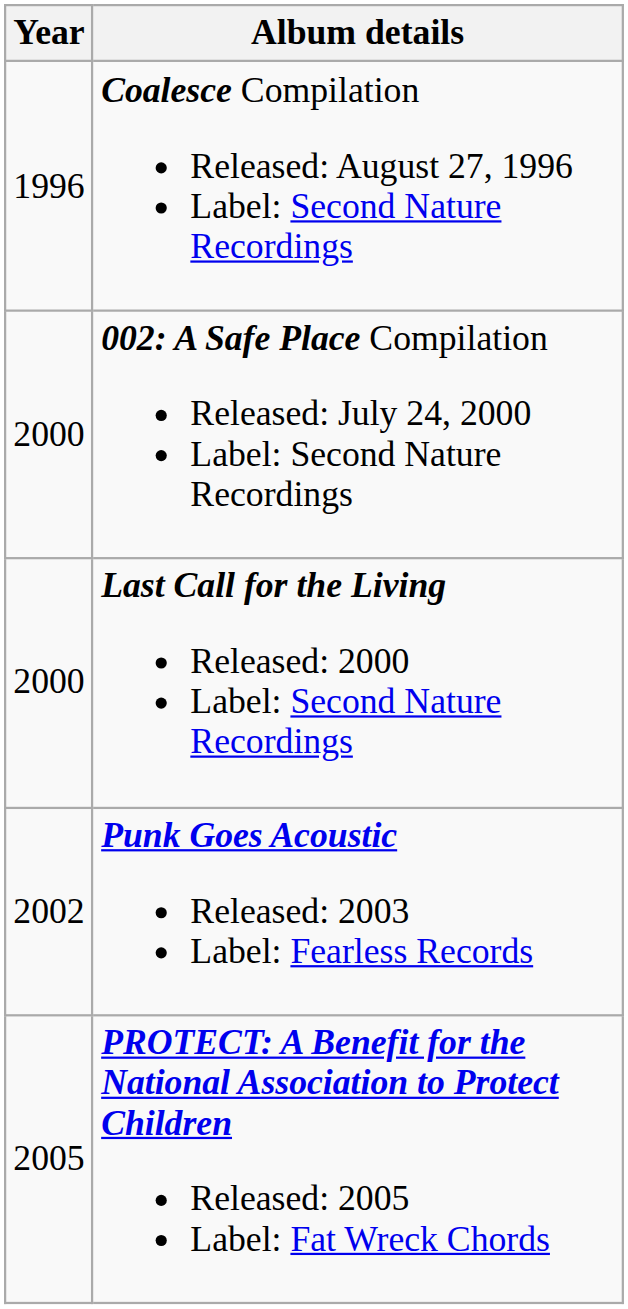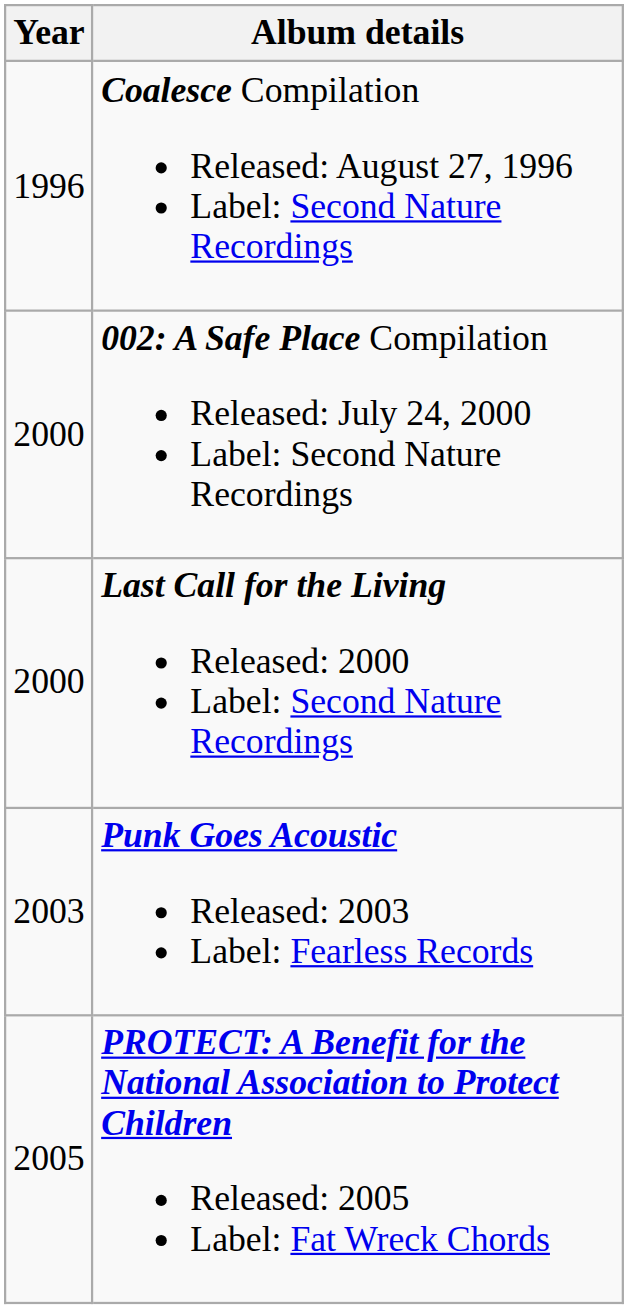(49, 910) 2002 -> (49, 910) 2003
